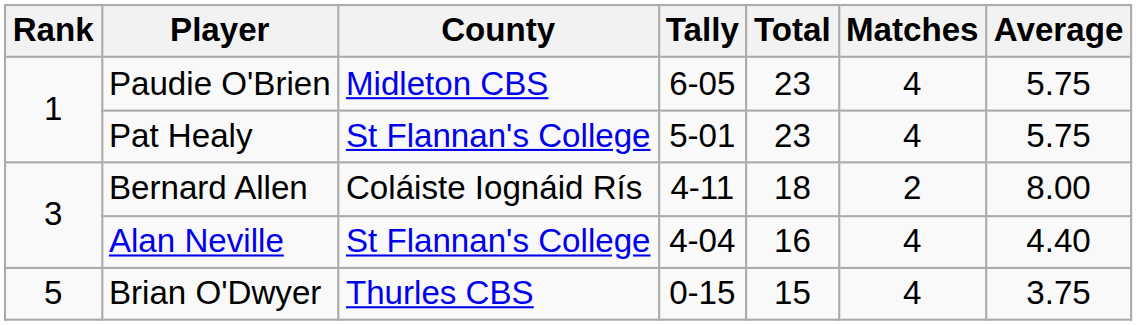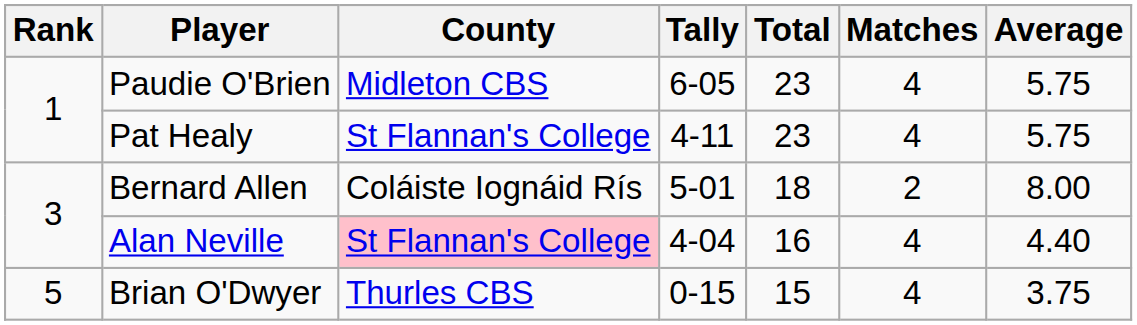(702, 135) 5-01 -> (702, 135) 4-11
(702, 188) 4-11 -> (702, 188) 5-01
(498, 240) no background -> (498, 240) pink background
